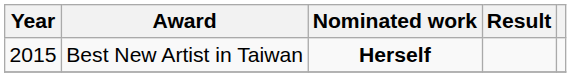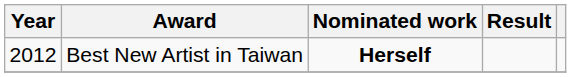(33, 54) 2015 -> (33, 54) 2012
